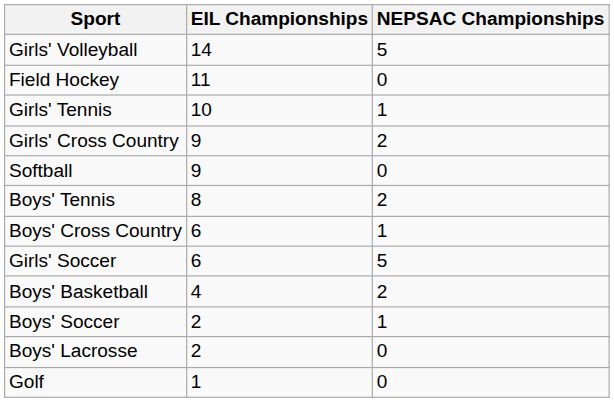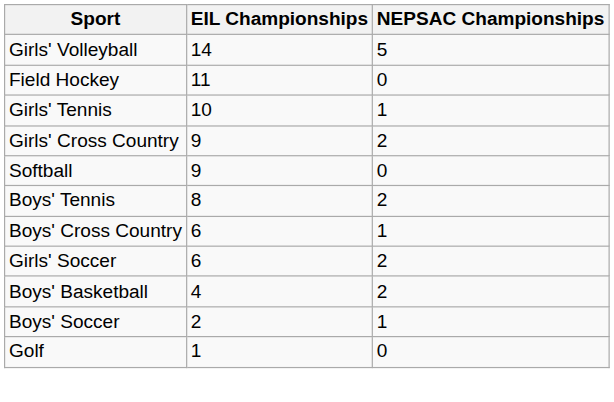(382, 261) 5 -> (382, 261) 2
- row: (73, 351)
